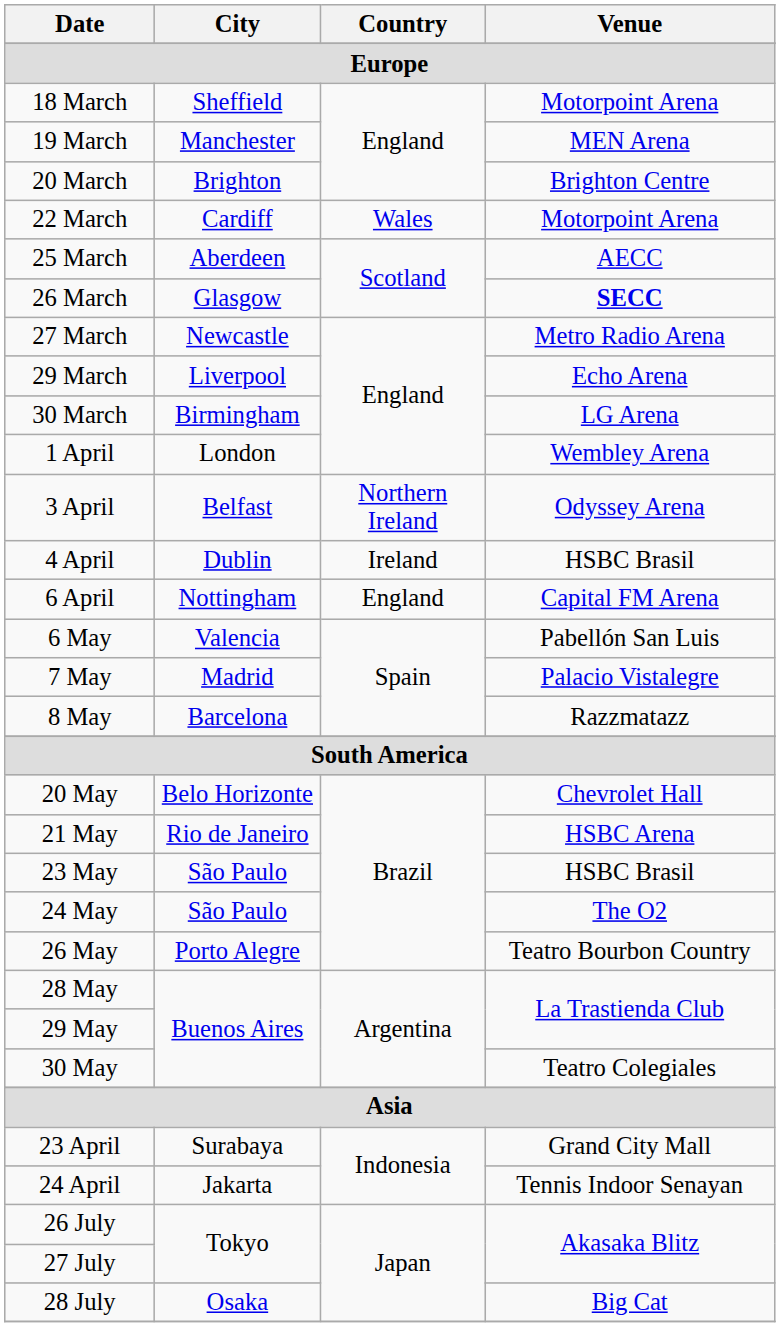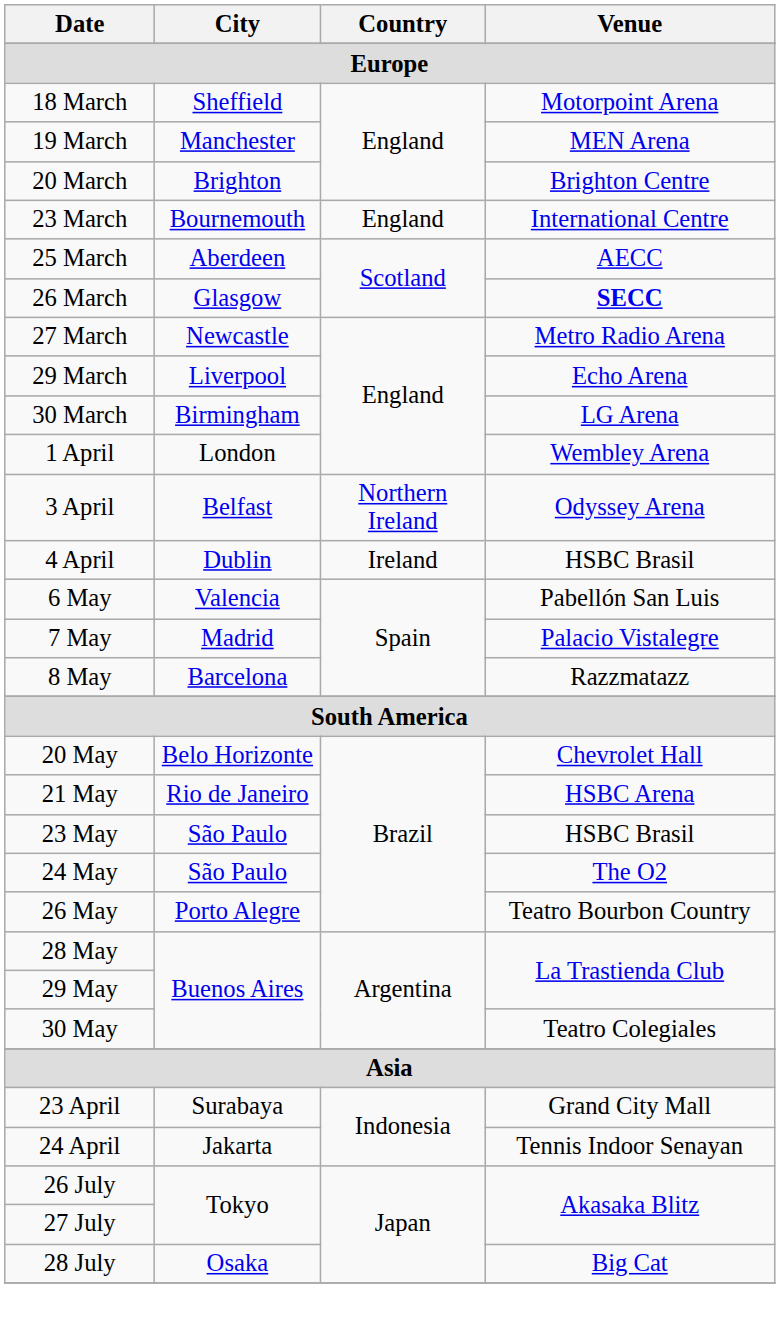- row: (80, 219)
+ row: (80, 219)
- row: (80, 598)
